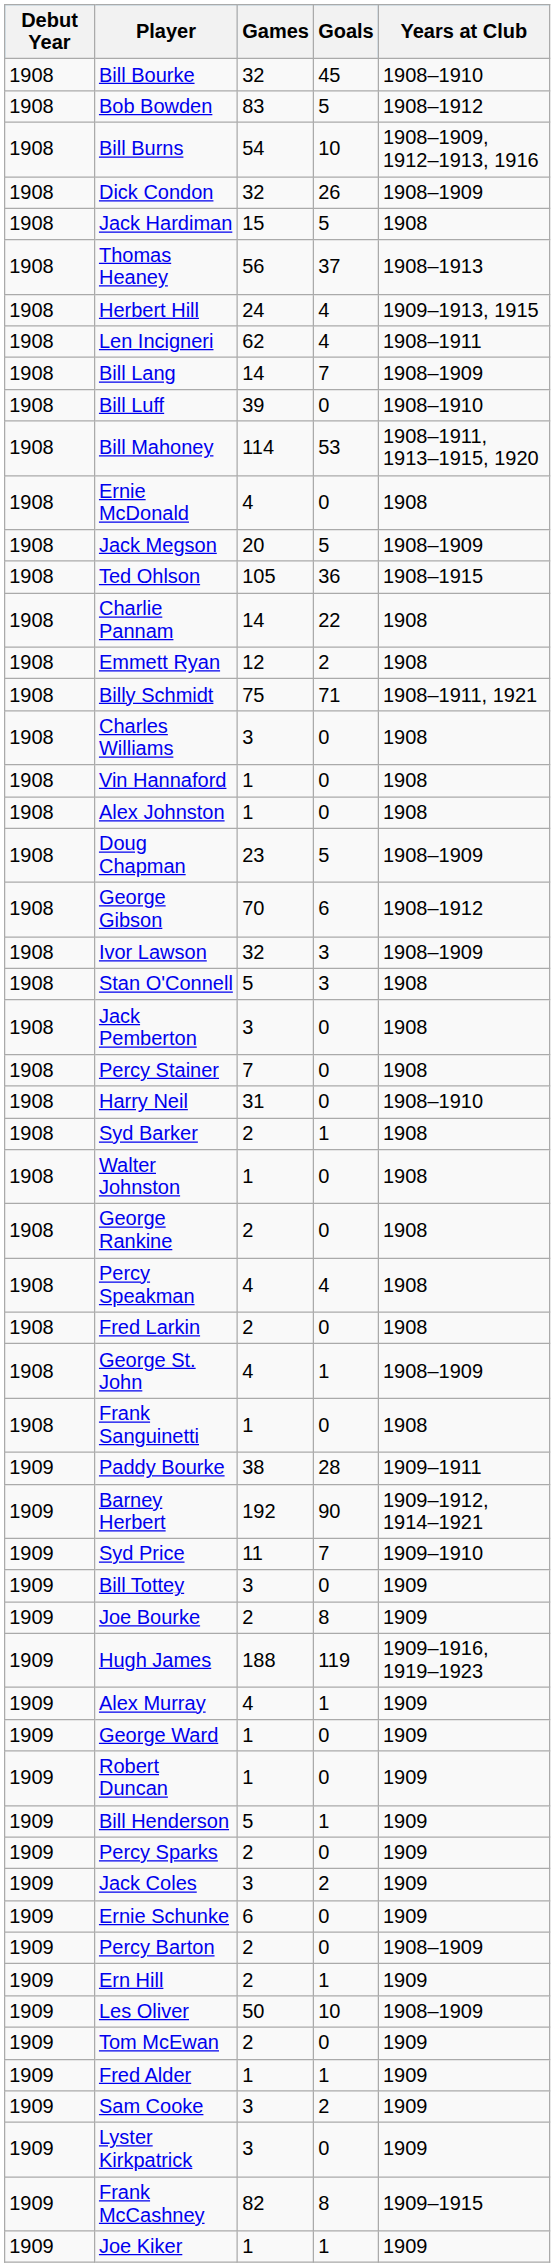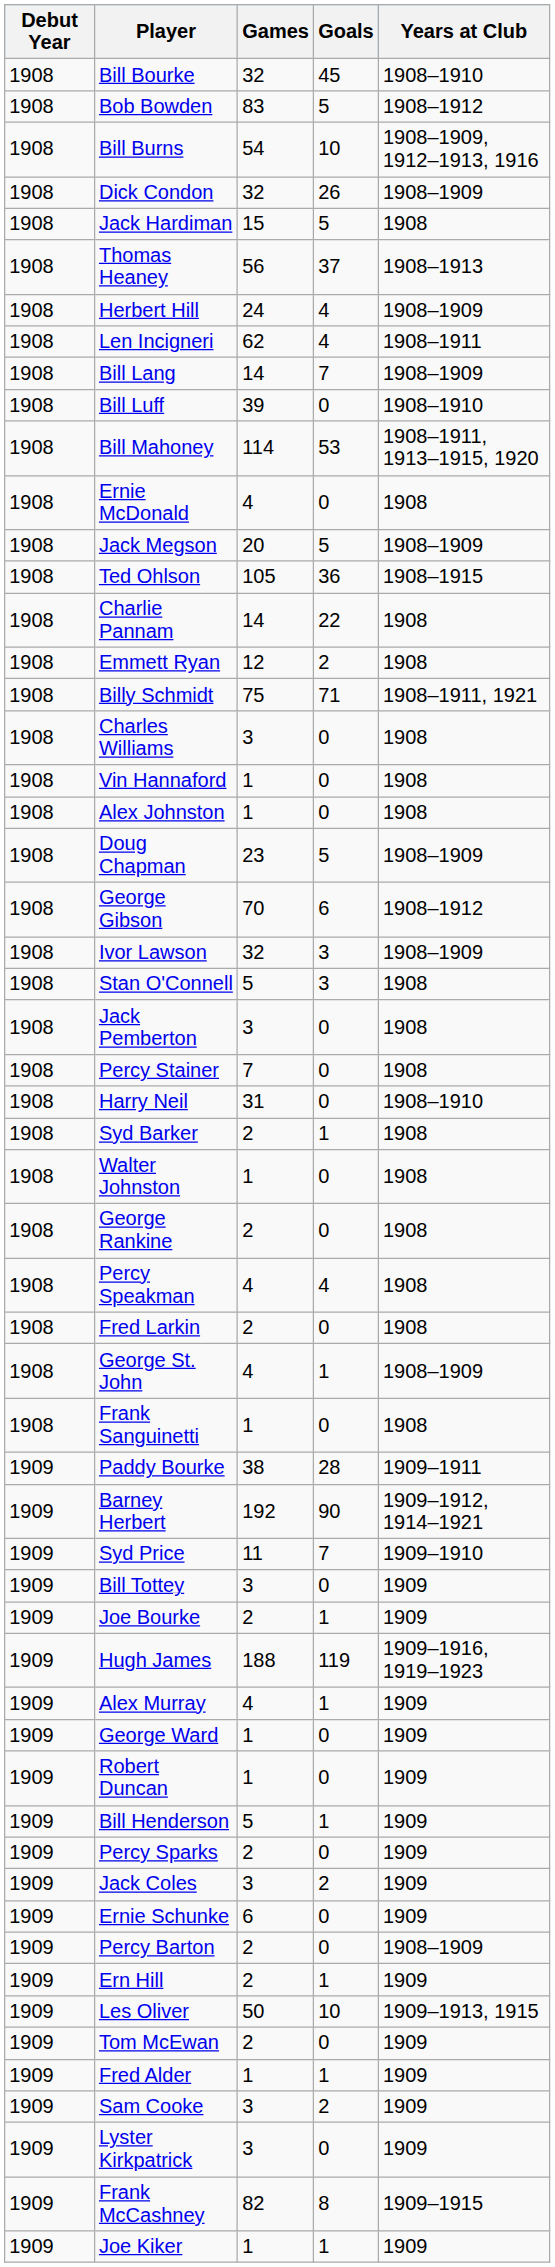(461, 309) 1909–1913, 1915 -> (433, 309) 1908–1909
(324, 1617) 8 -> (324, 1617) 1
(433, 2011) 1908–1909 -> (461, 2011) 1909–1913, 1915
